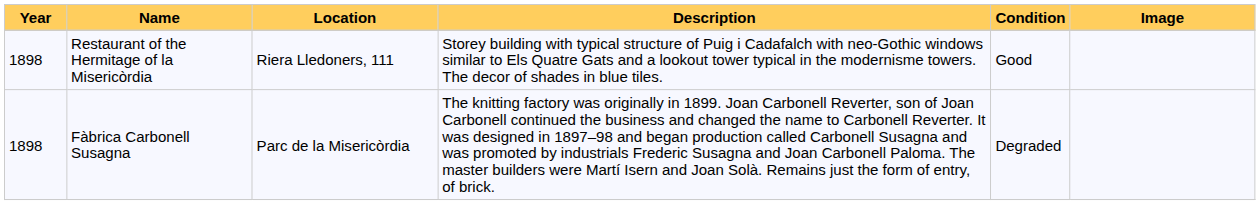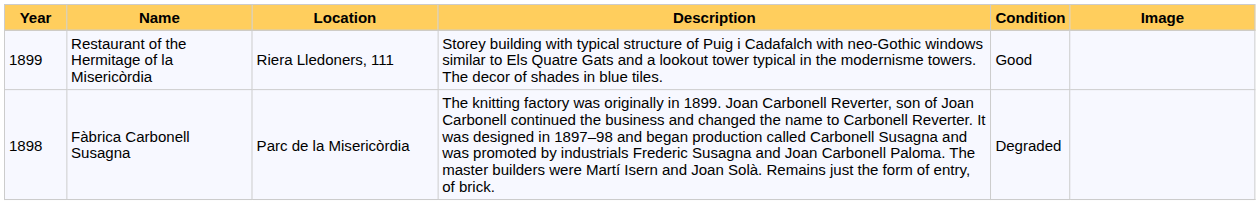(26, 60) 1898 -> (26, 60) 1899
